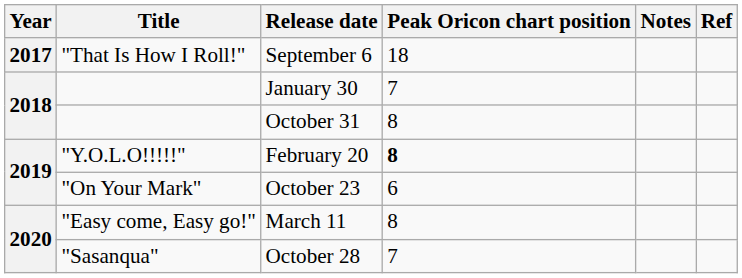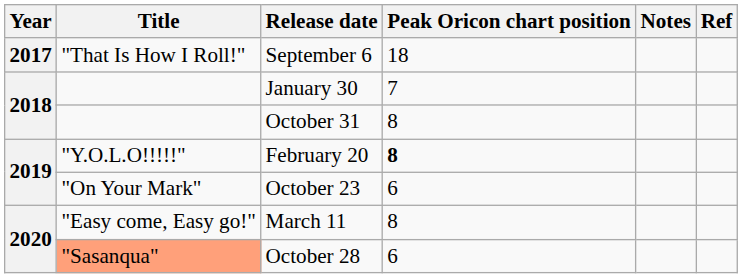(110, 255) no background -> (110, 255) lightsalmon background
(393, 255) 7 -> (393, 255) 6
